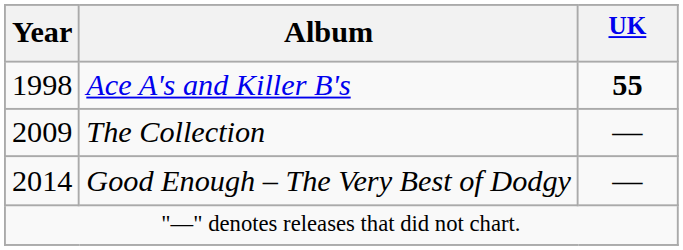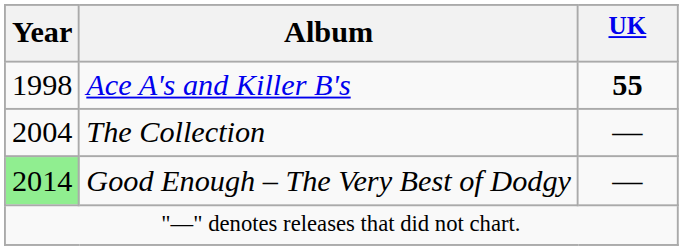(42, 132) 2009 -> (42, 132) 2004
(42, 180) no background -> (42, 180) lightgreen background
